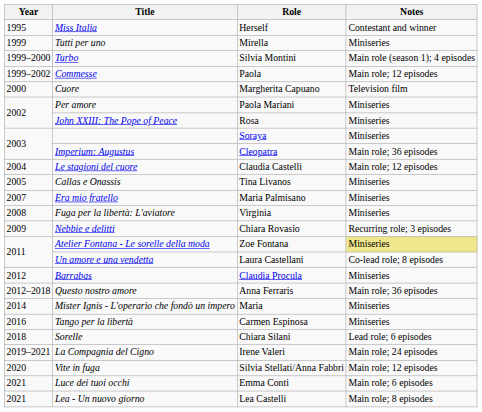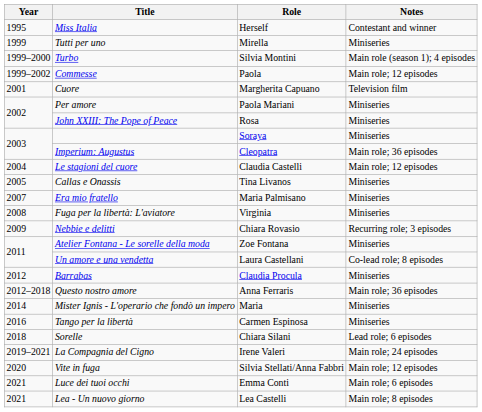(16, 89) 2000 -> (16, 89) 2001
(369, 244) khaki background -> (369, 244) no background
